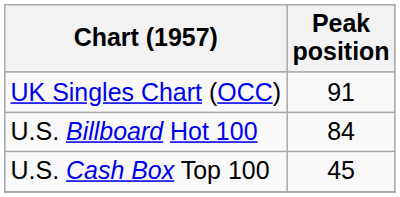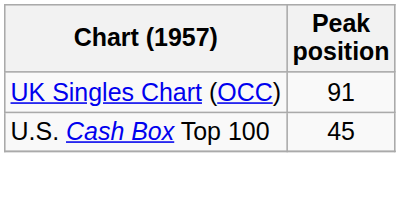- row: (134, 131)
